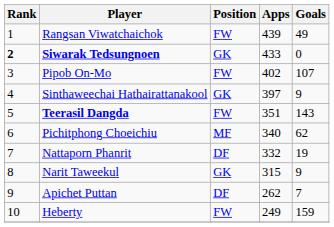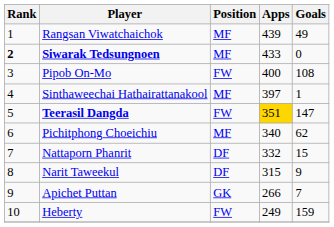(223, 34) FW -> (222, 34) MF
(222, 53) GK -> (222, 53) MF
(271, 73) 402 -> (271, 73) 400
(305, 73) 107 -> (305, 73) 108
(222, 93) GK -> (222, 93) MF
(299, 93) 9 -> (299, 93) 1
(271, 113) no background -> (271, 113) gold background
(305, 113) 143 -> (305, 113) 147
(302, 152) 19 -> (302, 152) 15
(222, 172) GK -> (221, 172) DF
(221, 192) DF -> (222, 192) GK
(271, 192) 262 -> (271, 192) 266
